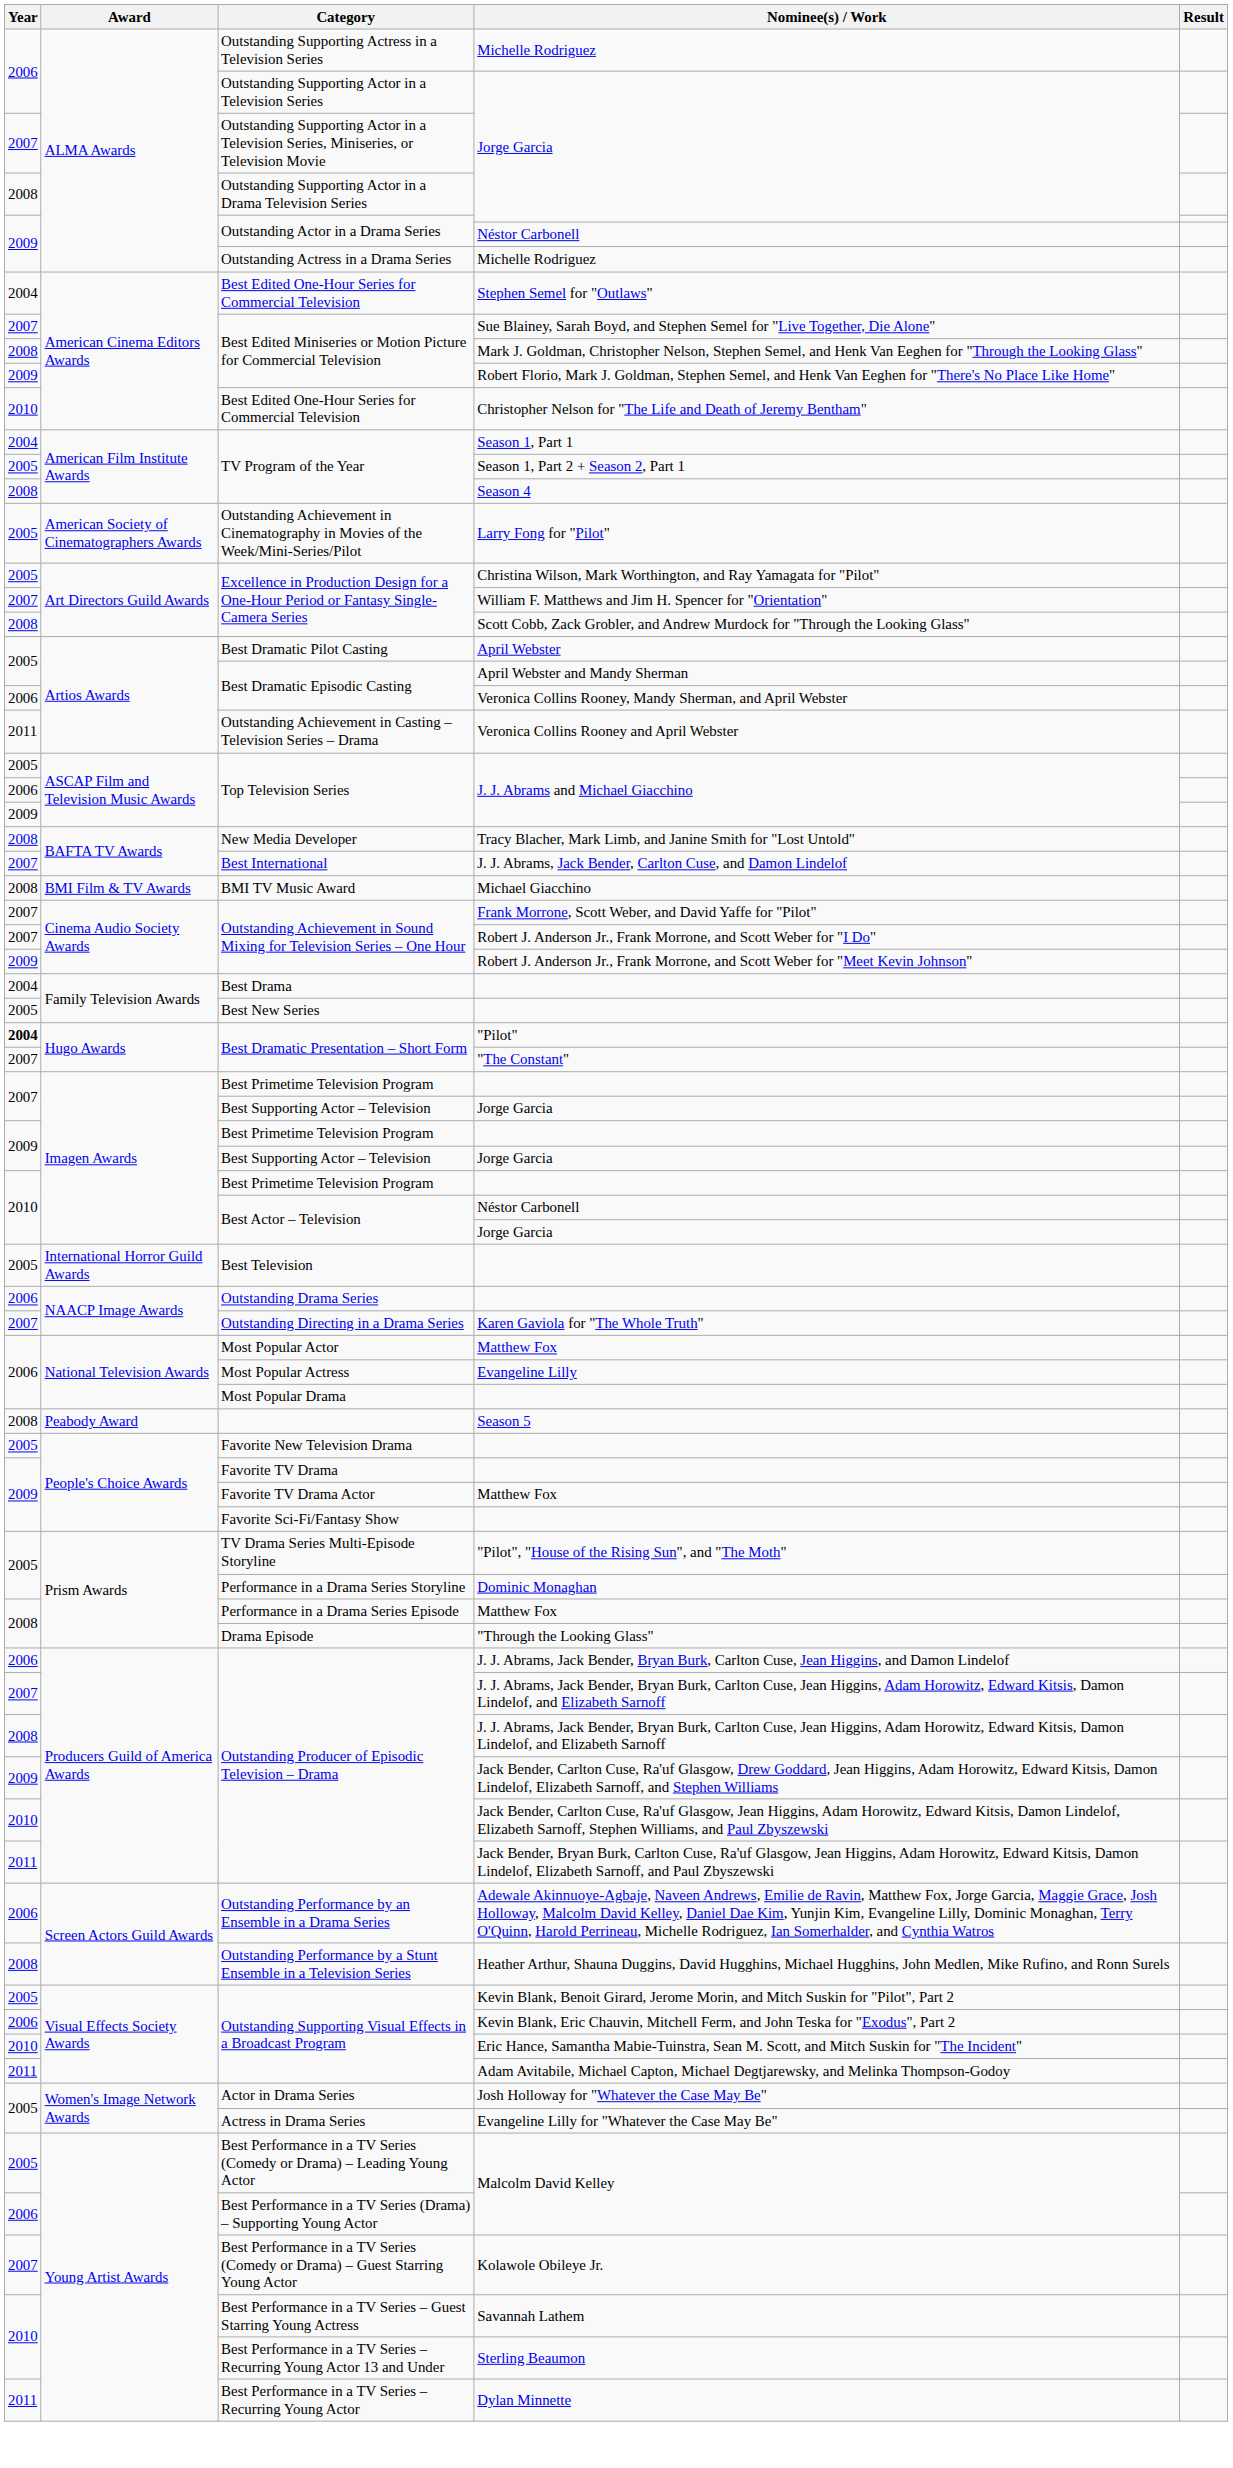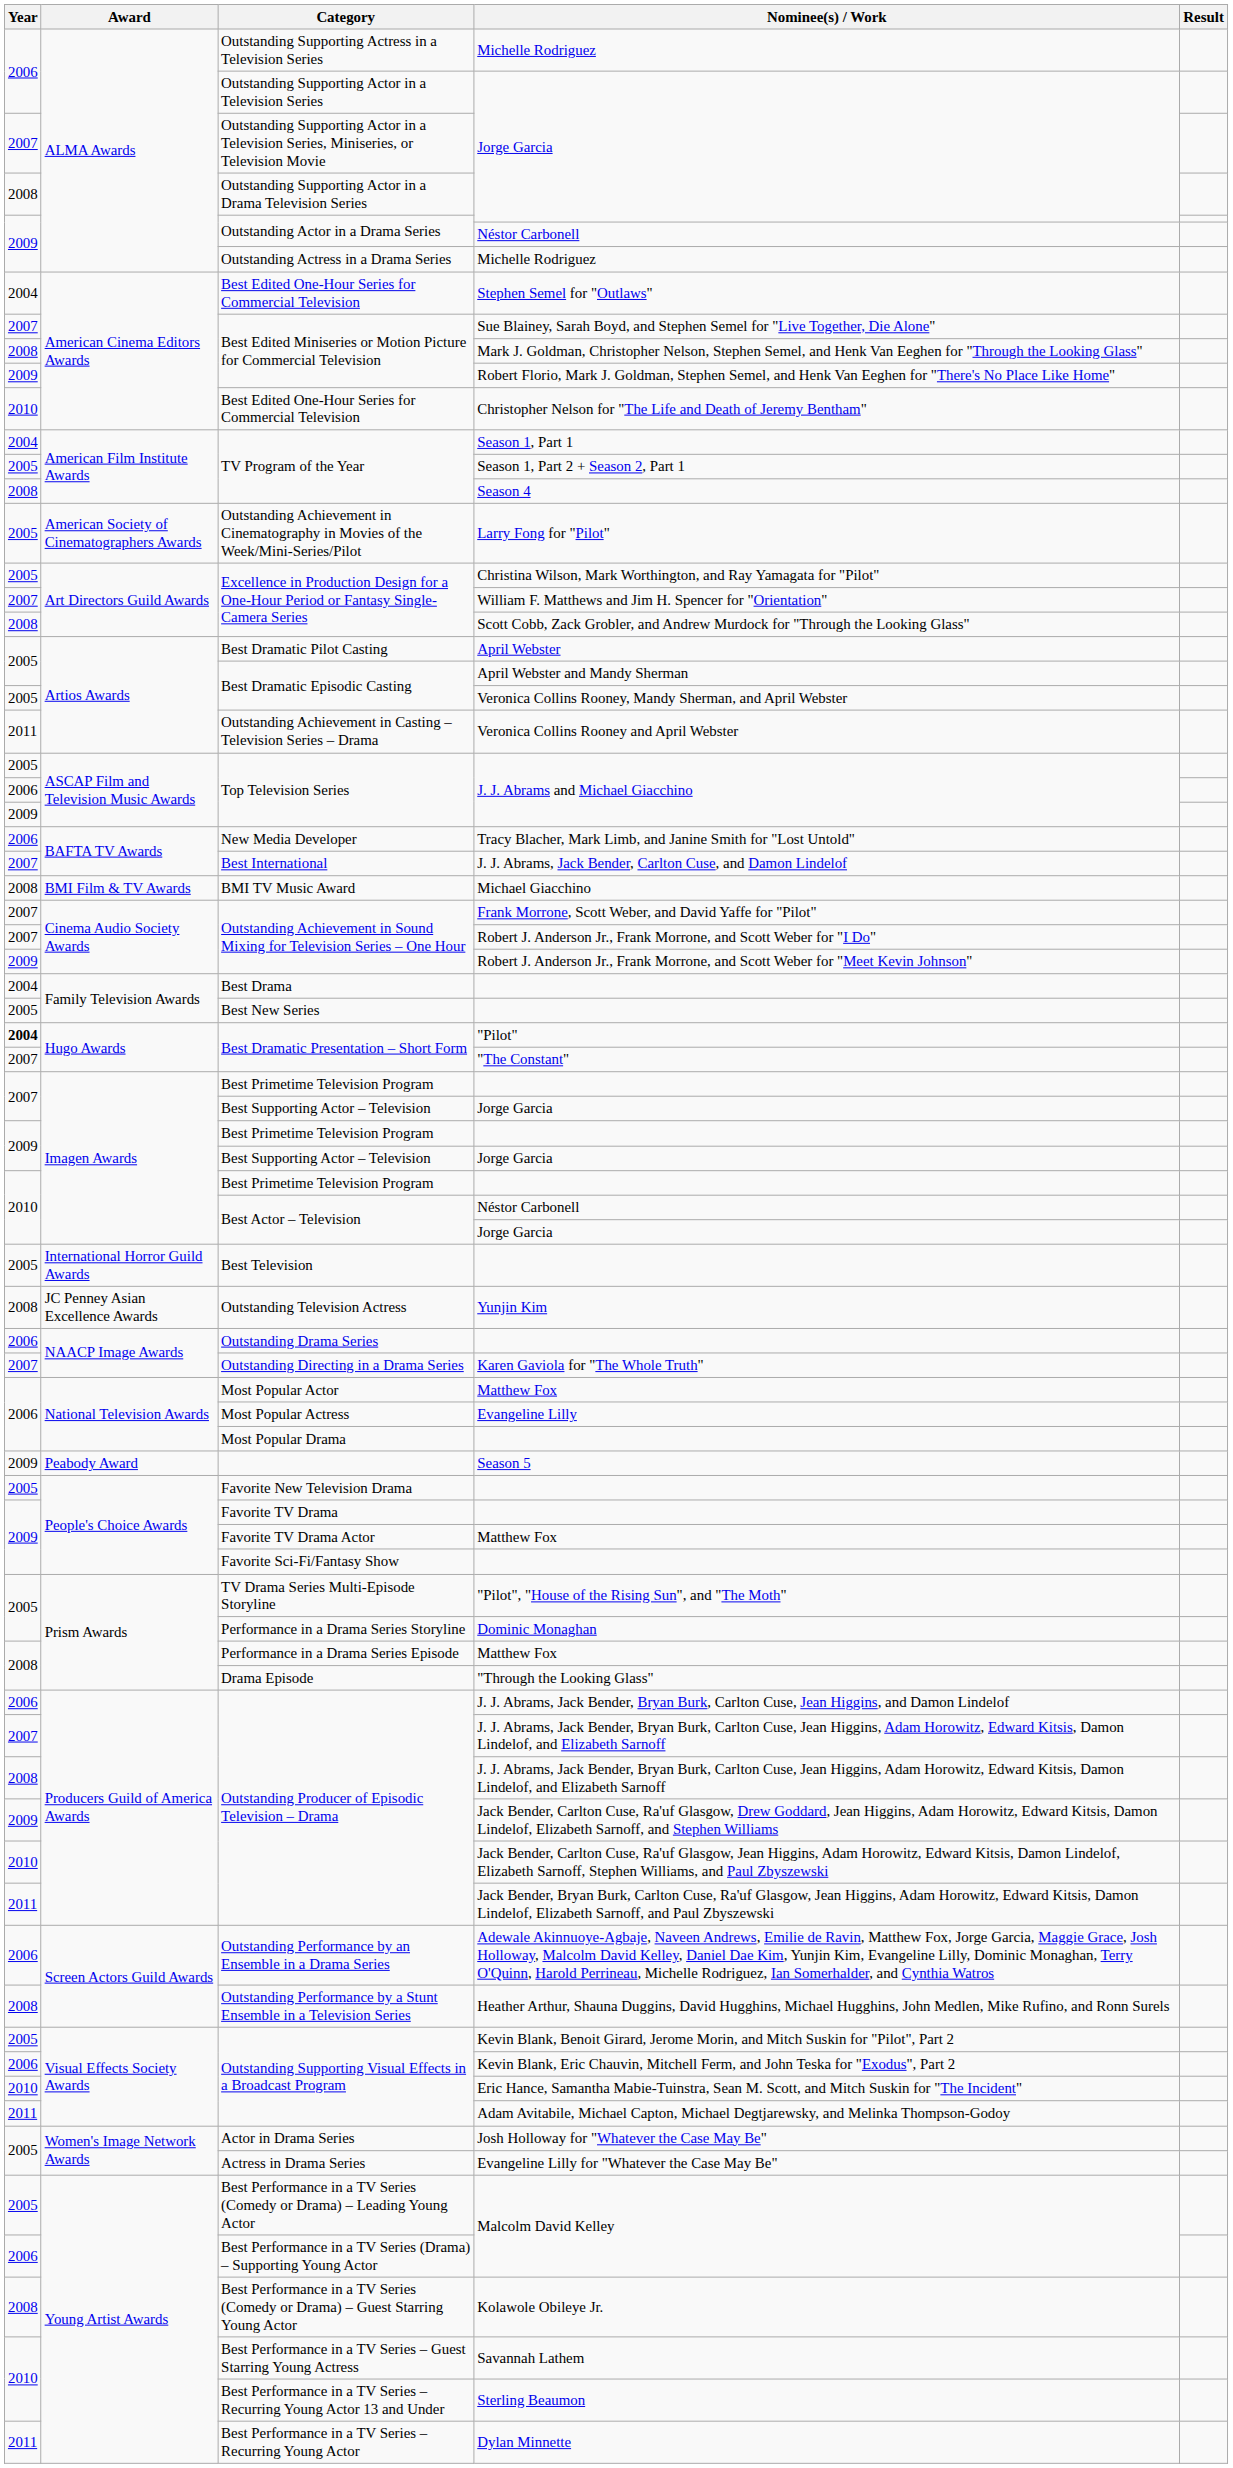(23, 698) 2006 -> (23, 698) 2005
(23, 838) 2008 -> (23, 838) 2006
+ row: (314, 1307)
(23, 1421) 2008 -> (23, 1463) 2009
(23, 2264) 2007 -> (23, 2306) 2008
